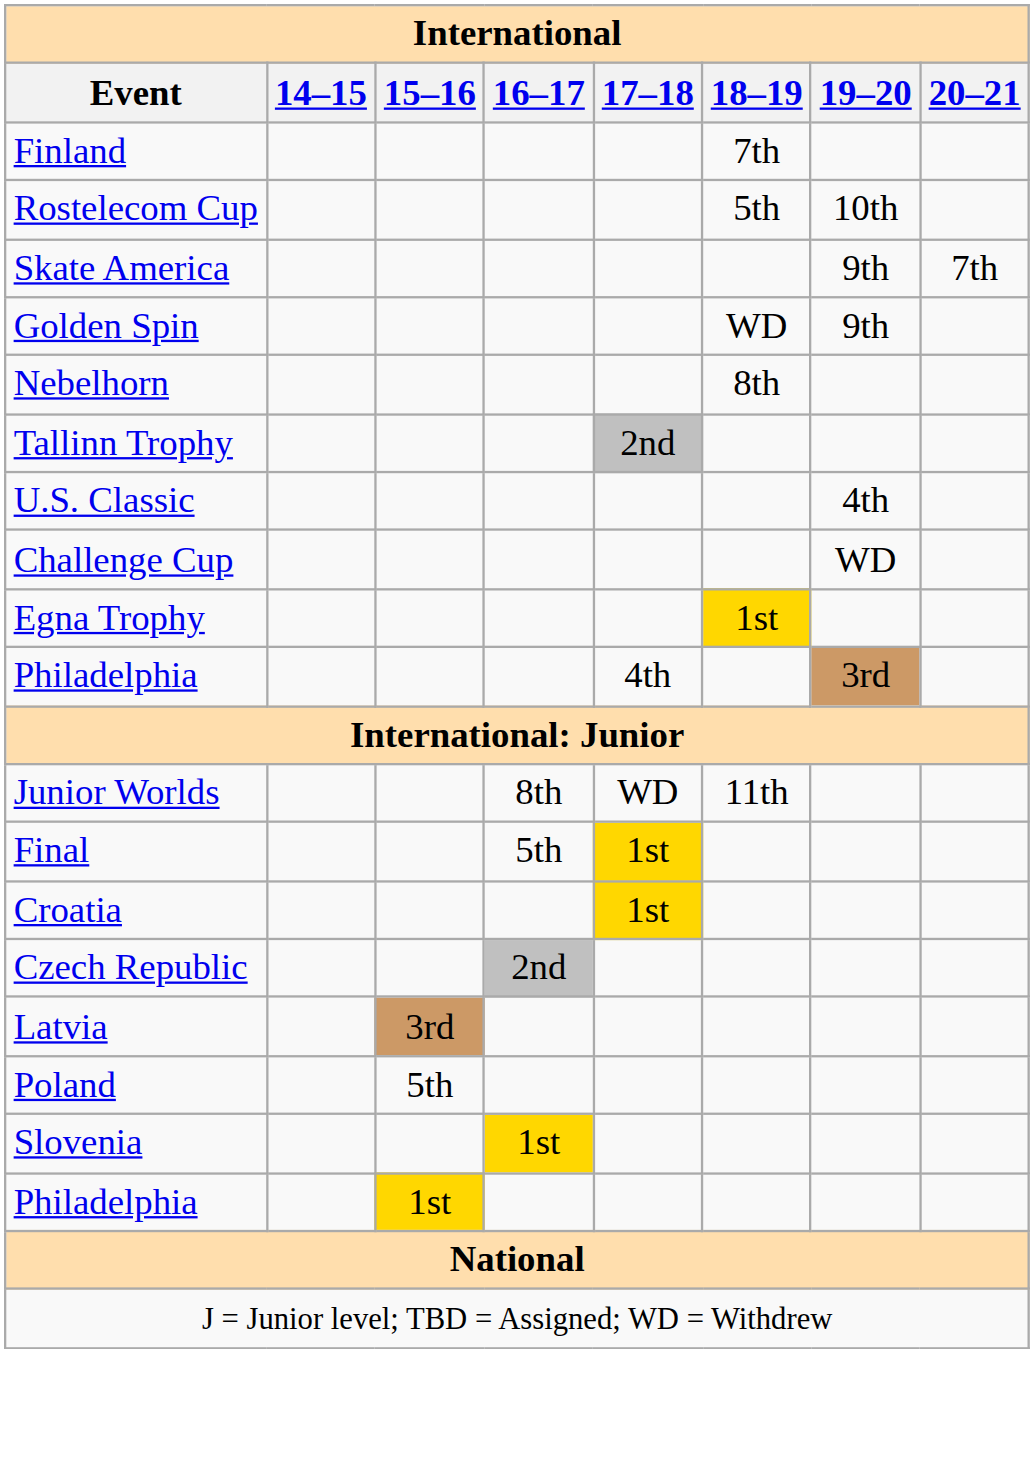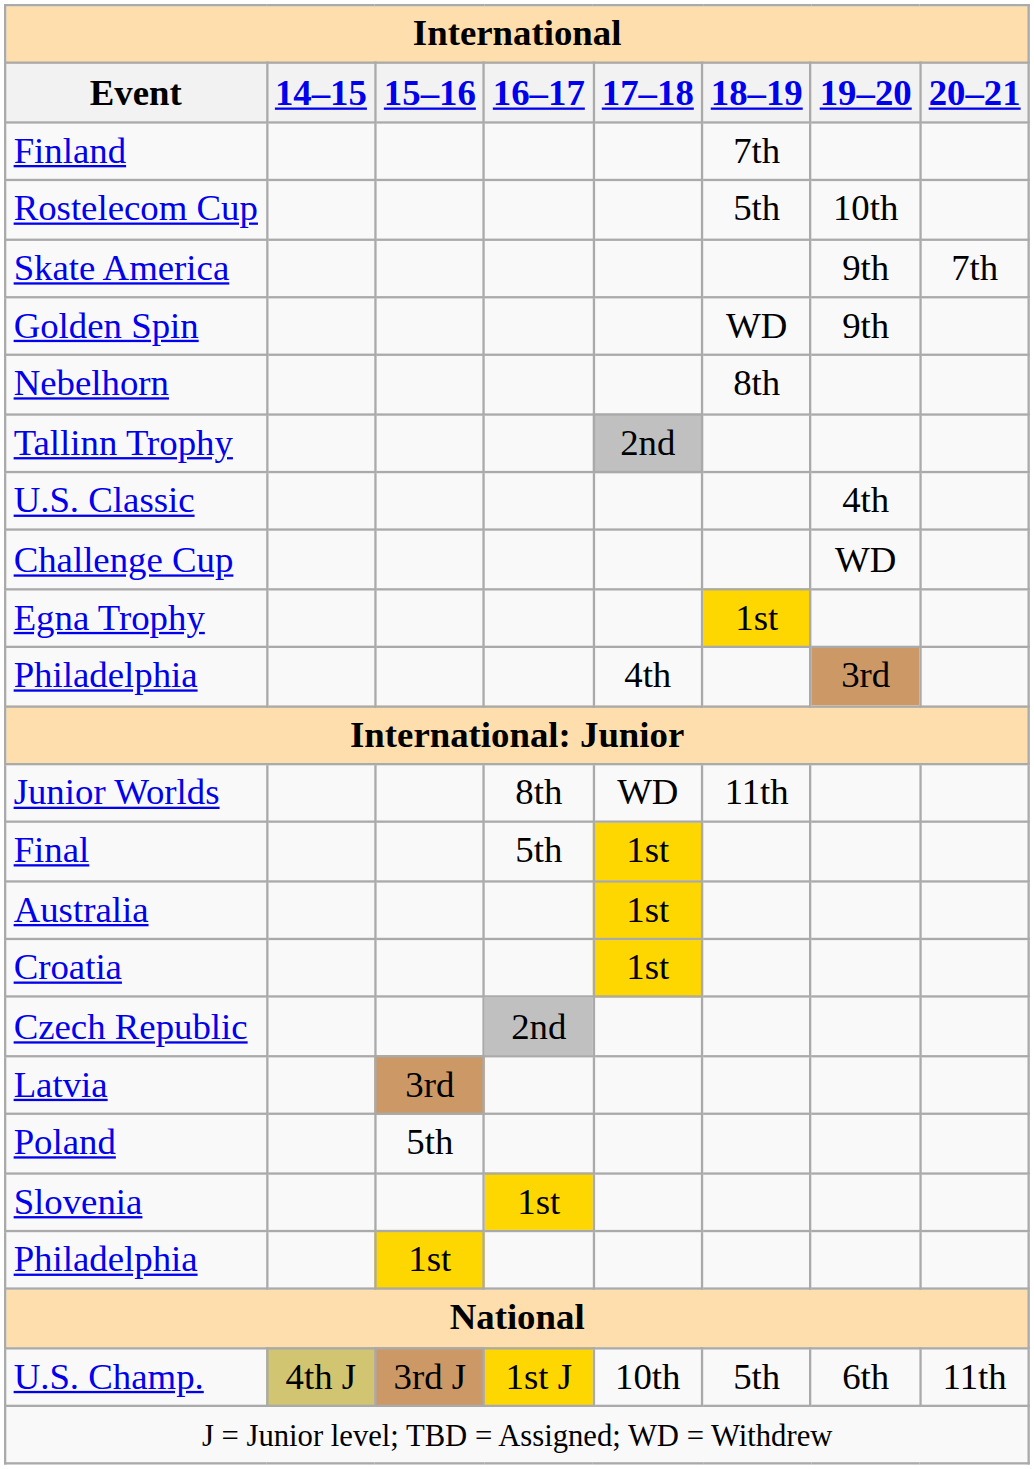+ row: (81, 909)
+ row: (109, 1376)
